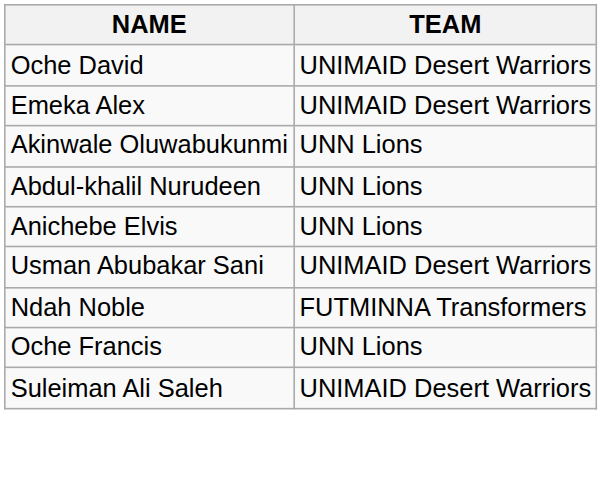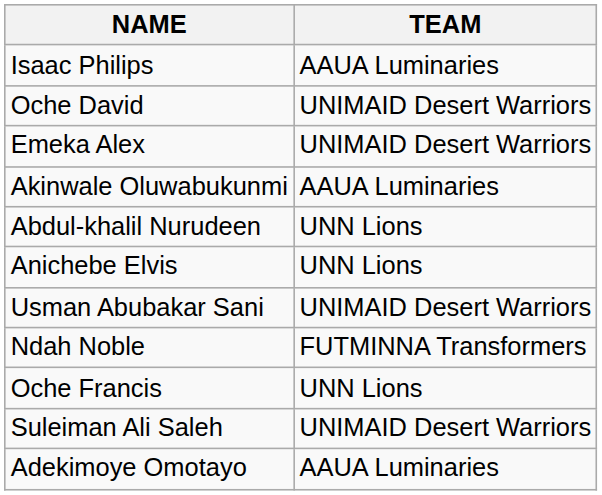+ row: (82, 65)
(361, 145) UNN Lions -> (399, 186) AAUA Luminaries
+ row: (129, 468)
